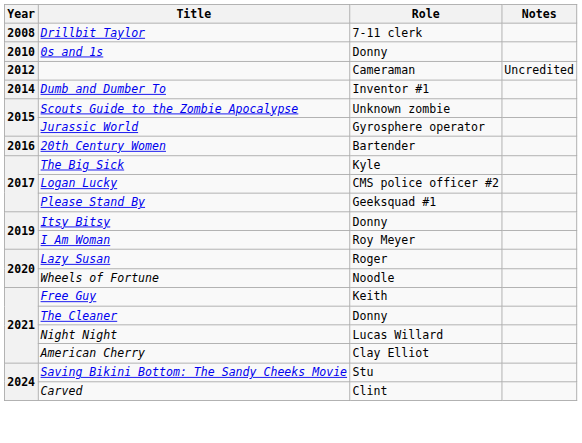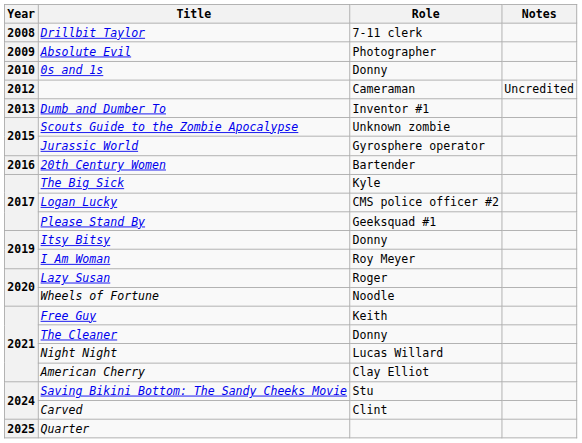+ row: (86, 52)
(21, 89) 2014 -> (21, 108) 2013
+ row: (65, 429)
